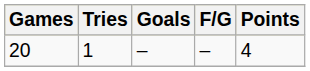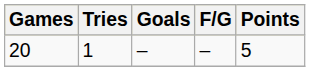(246, 50) 4 -> (246, 50) 5
